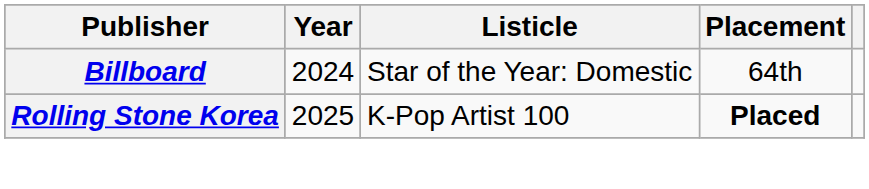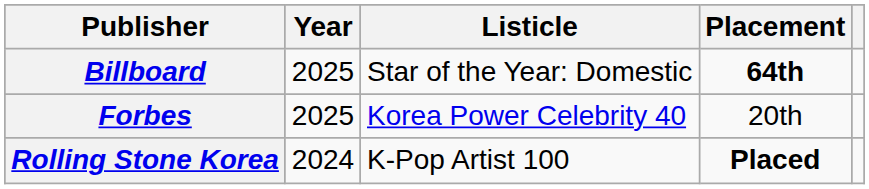(323, 71) 2024 -> (323, 71) 2025
(775, 71) normal -> (775, 71) bold
+ row: (145, 115)
(323, 115) 2025 -> (323, 159) 2024
